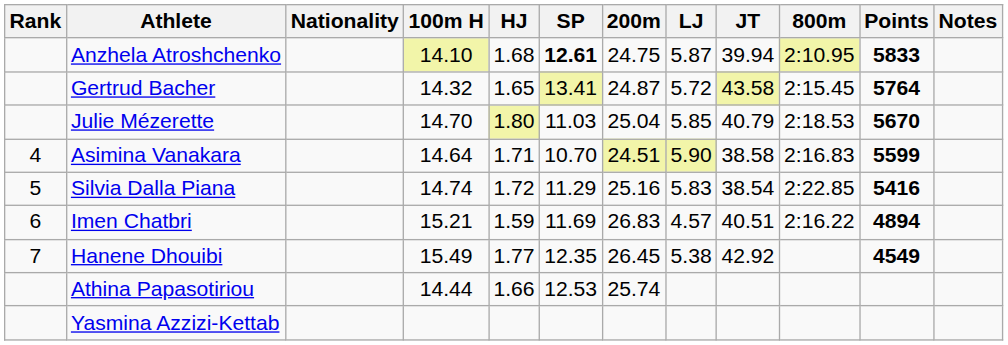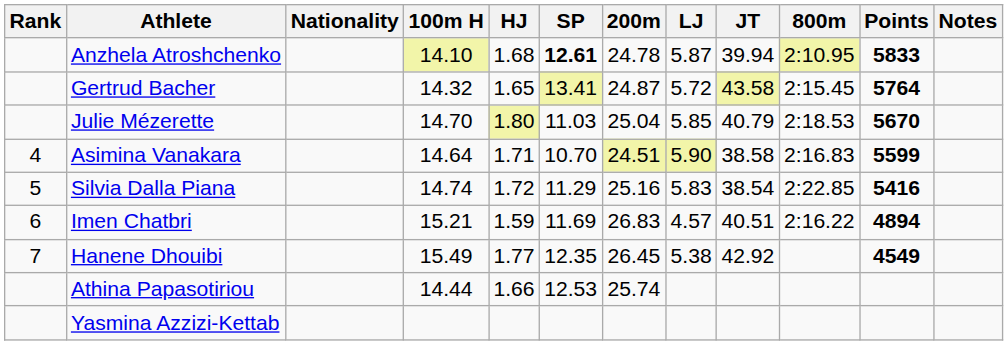(634, 54) 24.75 -> (634, 54) 24.78
